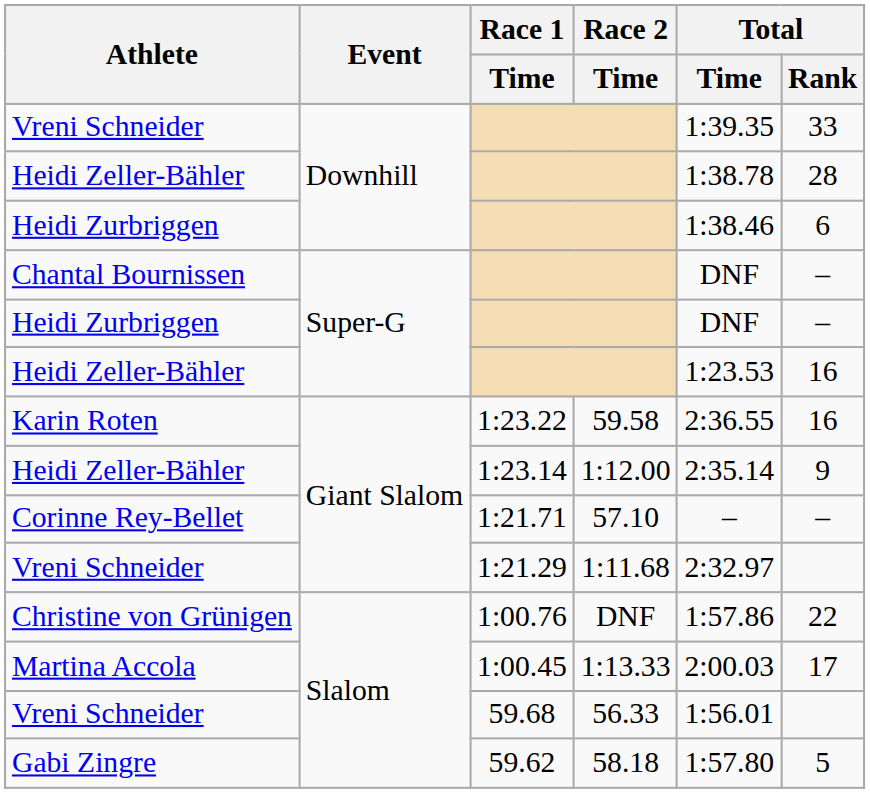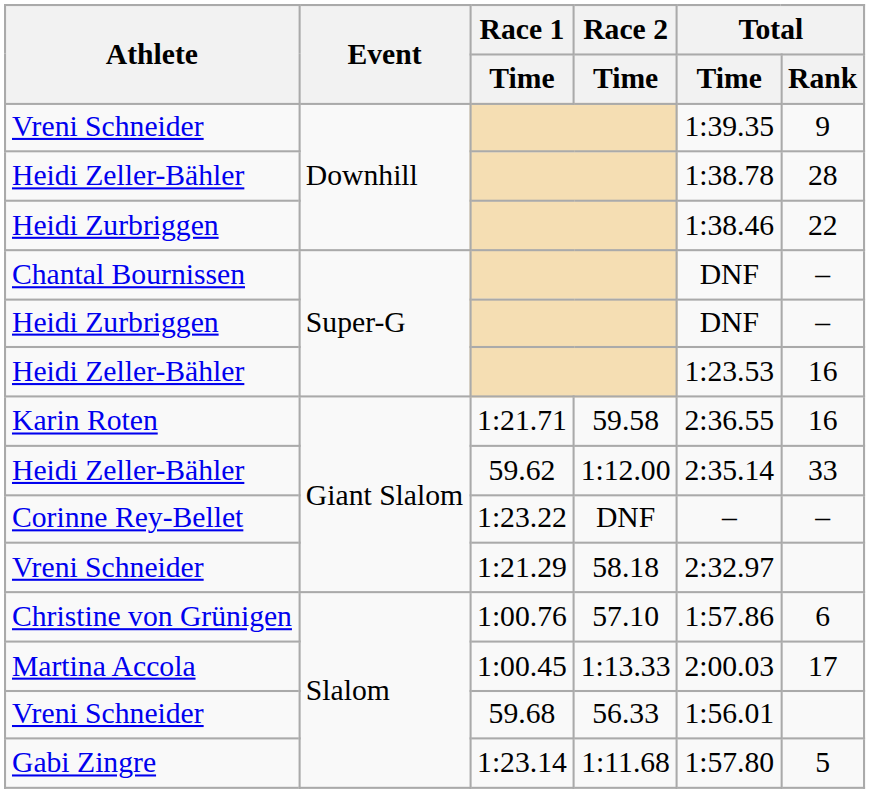(823, 127) 33 -> (823, 127) 9
(823, 225) 6 -> (823, 225) 22
(522, 420) 1:23.22 -> (522, 420) 1:21.71
(522, 469) 1:23.14 -> (522, 469) 59.62
(823, 469) 9 -> (823, 469) 33
(522, 518) 1:21.71 -> (522, 518) 1:23.22
(626, 518) 57.10 -> (626, 518) DNF
(626, 567) 1:11.68 -> (626, 567) 58.18
(626, 616) DNF -> (626, 616) 57.10
(823, 616) 22 -> (823, 616) 6
(522, 763) 59.62 -> (522, 763) 1:23.14
(626, 763) 58.18 -> (626, 763) 1:11.68
